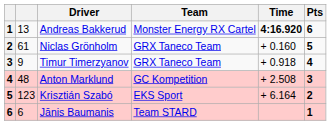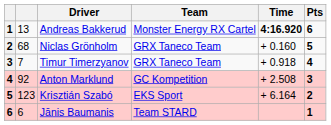(23, 46) 61 -> (23, 46) 68
(20, 63) 9 -> (20, 63) 7
(23, 79) 48 -> (23, 79) 92
